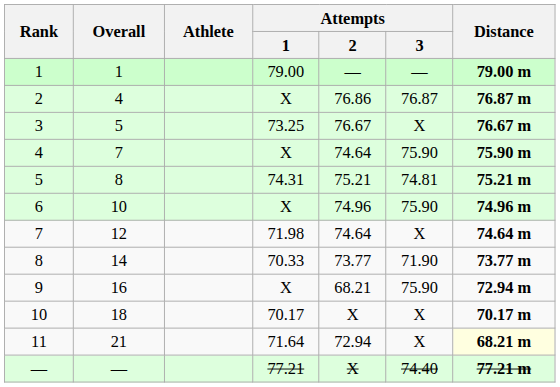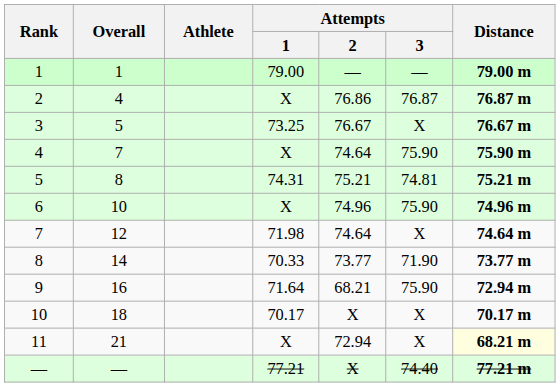(286, 287) X -> (286, 287) 71.64
(286, 341) 71.64 -> (286, 341) X
